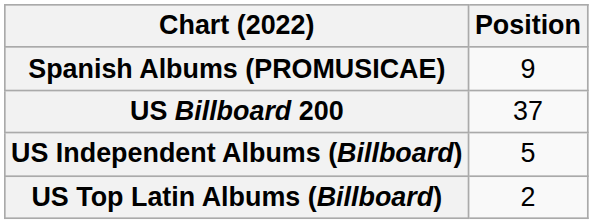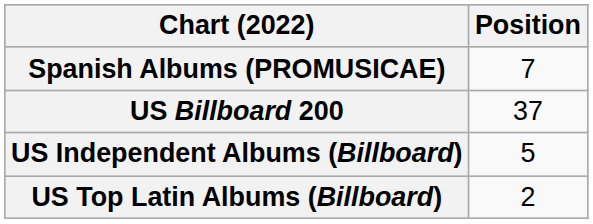(528, 68) 9 -> (528, 68) 7
